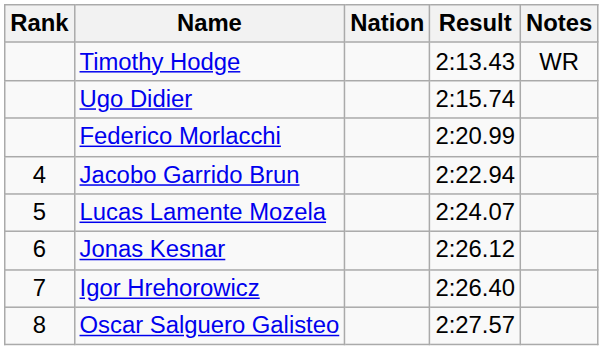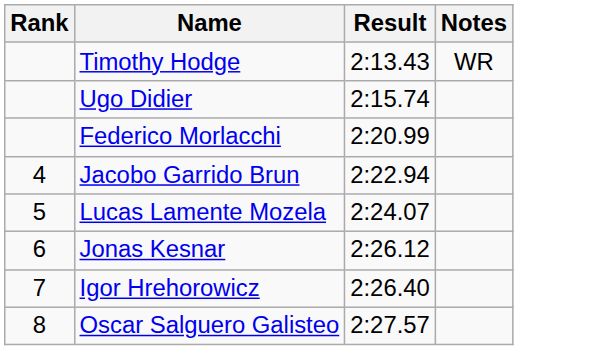- column: (387, 23)
